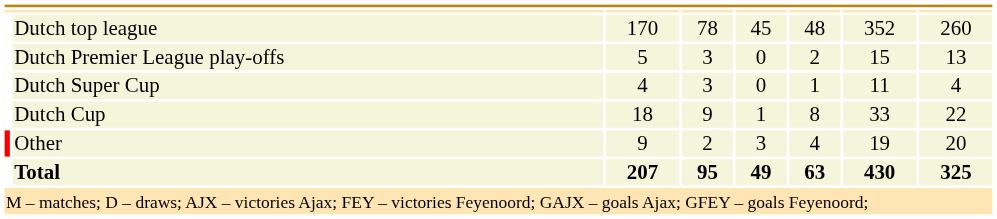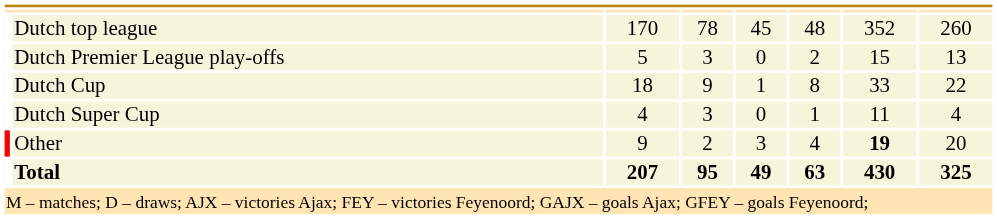rows swapped: (60, 114) <-> (87, 85)
(880, 143) normal -> (880, 143) bold
